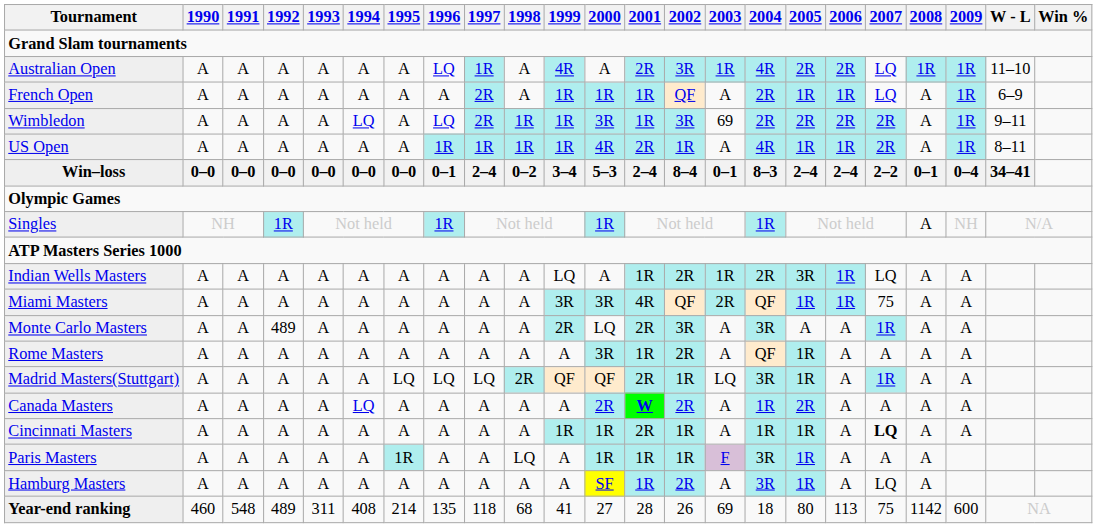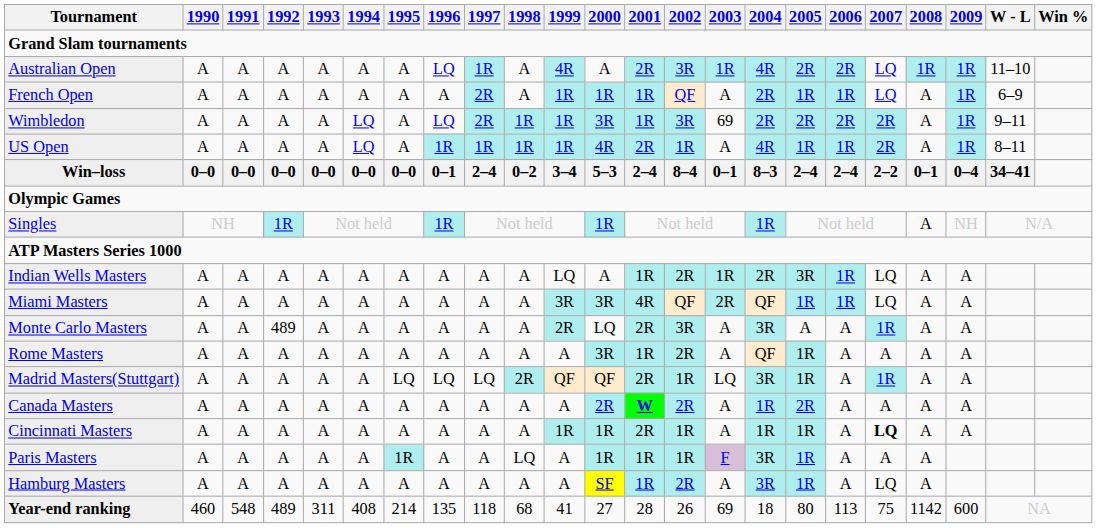(364, 146) A -> (364, 146) LQ
(886, 302) 75 -> (886, 302) LQ
(364, 405) LQ -> (364, 405) A
